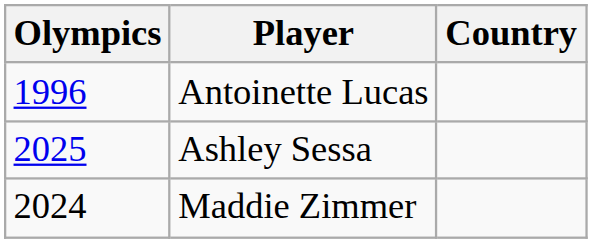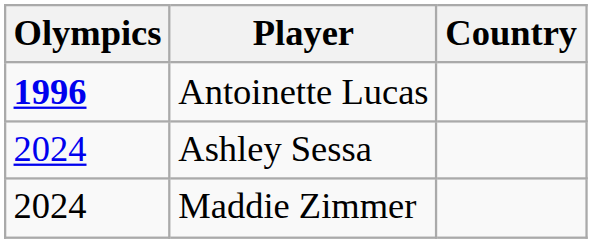(50, 91) normal -> (50, 91) bold
(50, 149) 2025 -> (50, 149) 2024
